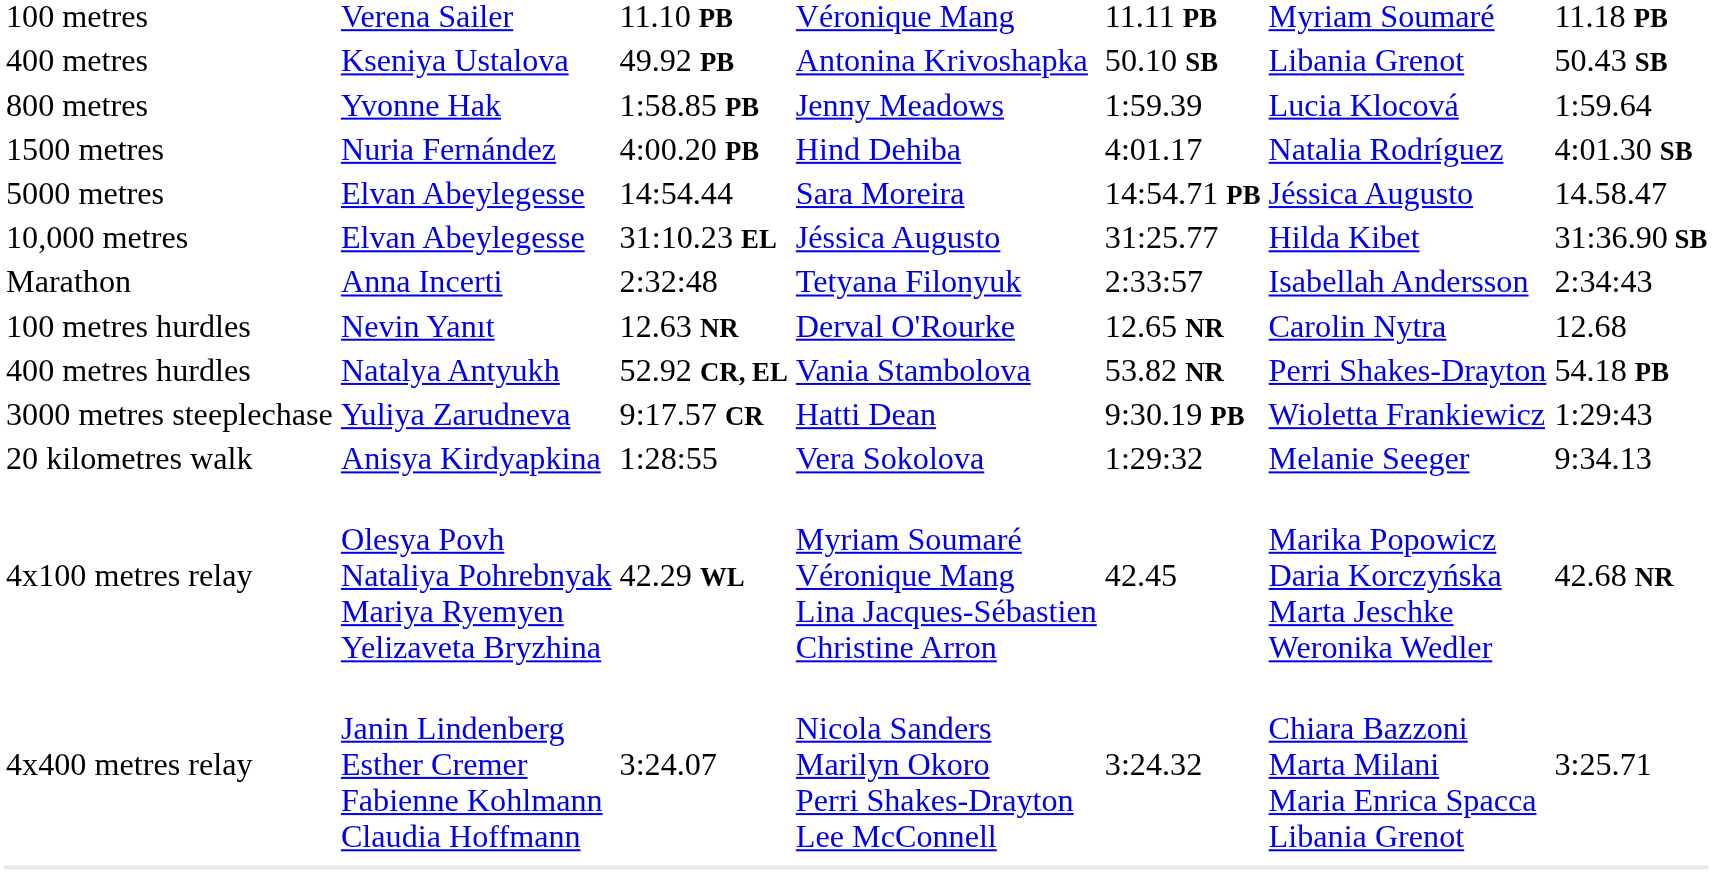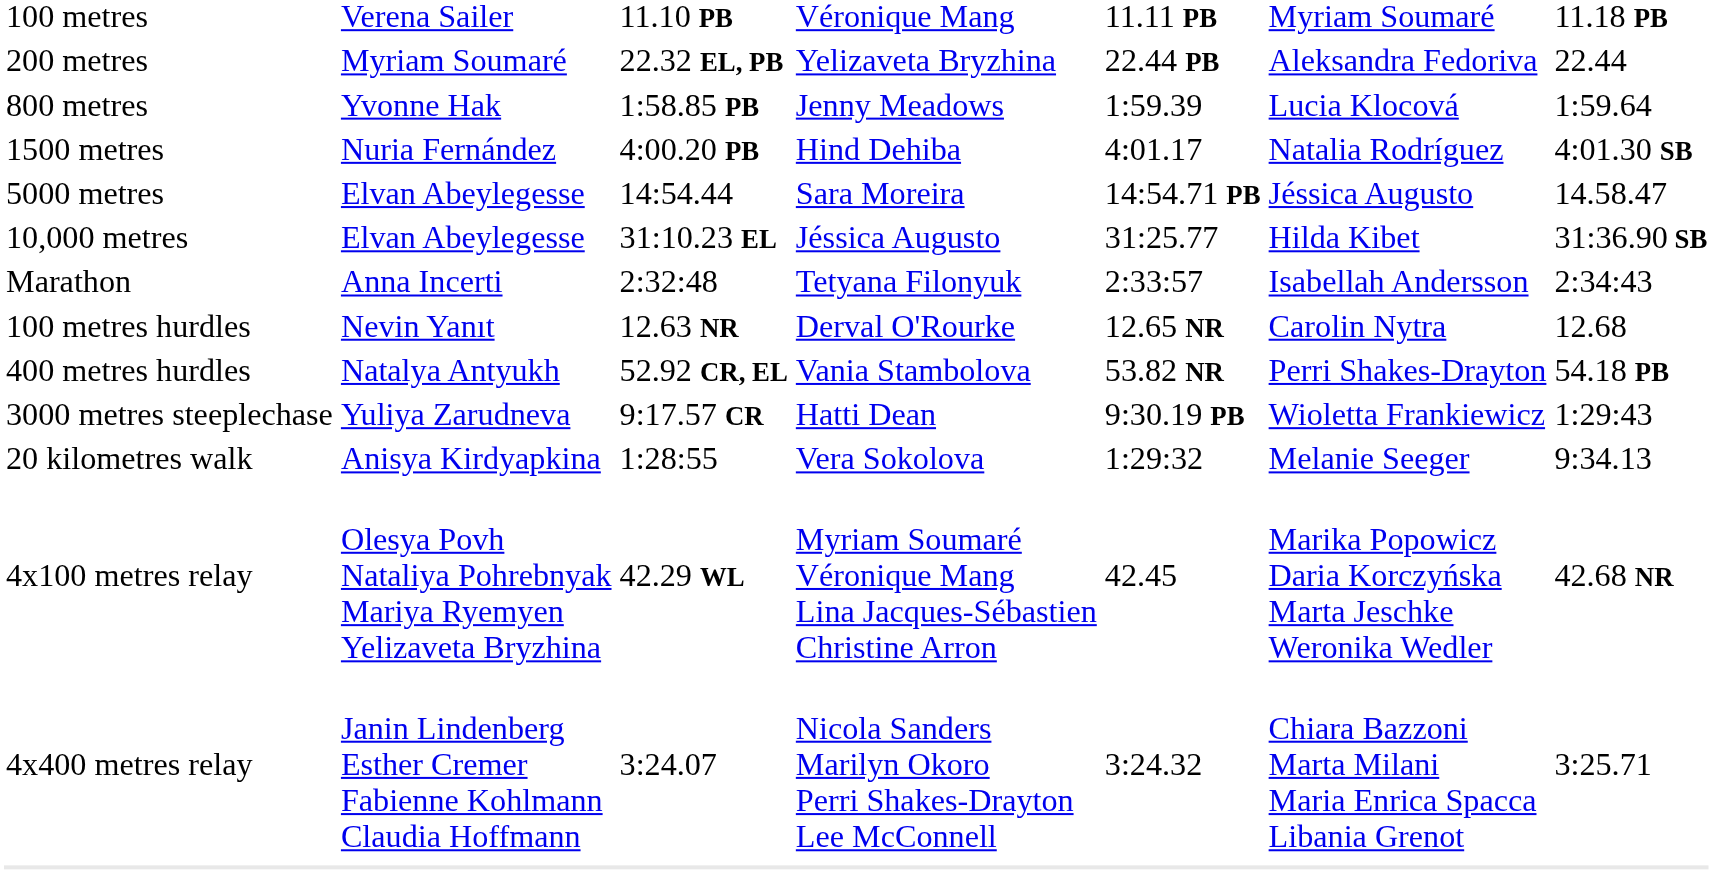+ row: (77, 60)
- row: (77, 60)
